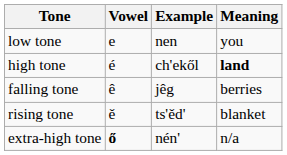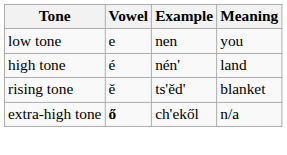(177, 65) ch'ekől -> (168, 65) nén'
(235, 65) bold -> (233, 65) normal
- row: (43, 89)
(168, 138) nén' -> (177, 114) ch'ekől
